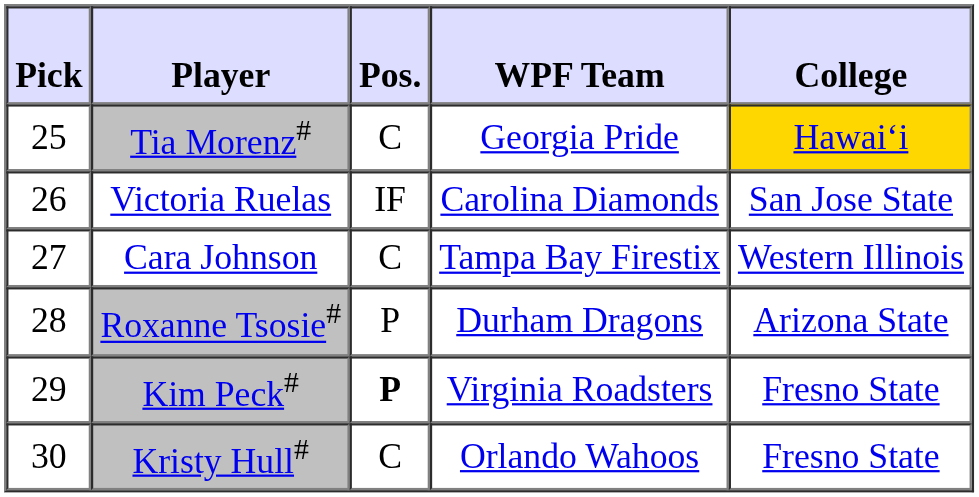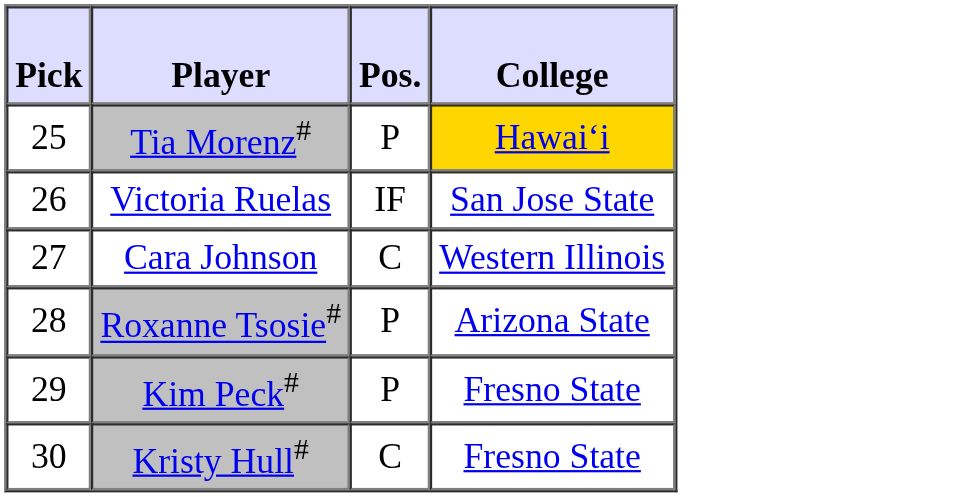- column: (580, 74)
(390, 137) C -> (390, 137) P
(390, 388) bold -> (390, 388) normal
